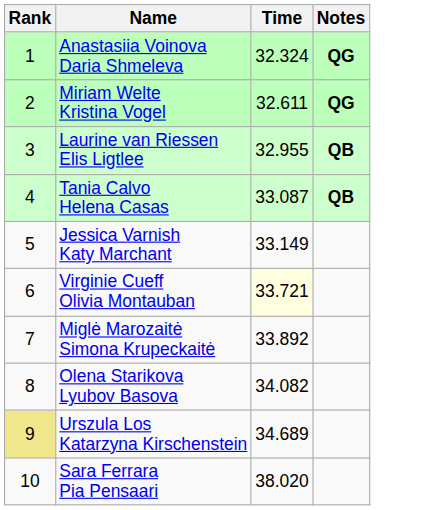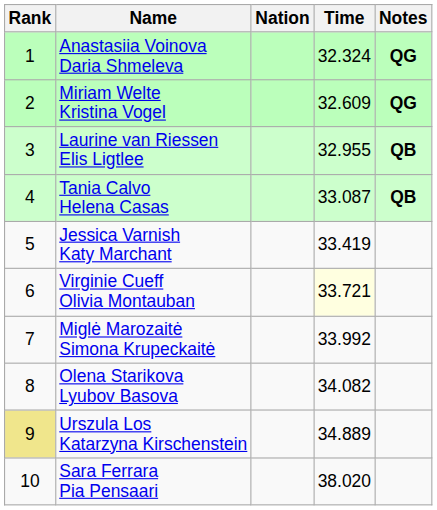+ column: (282, 18)
(282, 103) 32.611 -> (344, 103) 32.609
(282, 244) 33.149 -> (344, 244) 33.419
(282, 339) 33.892 -> (344, 339) 33.992
(282, 434) 34.689 -> (344, 434) 34.889
